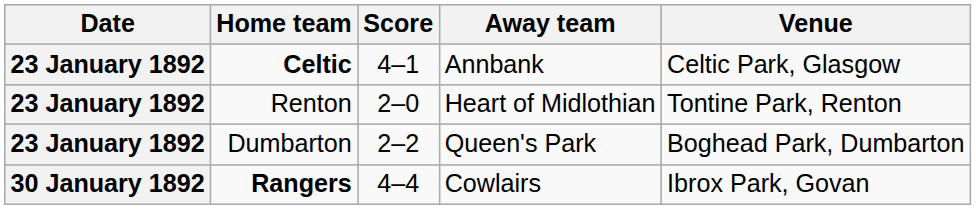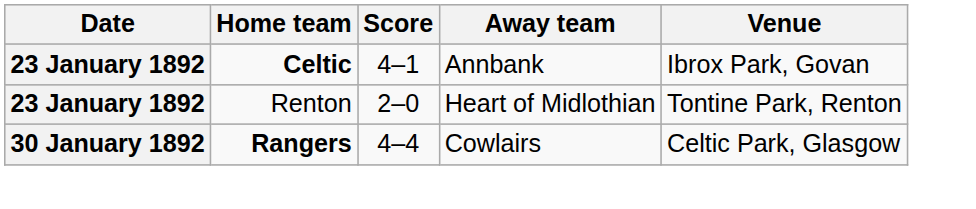(784, 64) Celtic Park, Glasgow -> (768, 64) Ibrox Park, Govan
- row: (290, 143)
(768, 183) Ibrox Park, Govan -> (784, 143) Celtic Park, Glasgow
